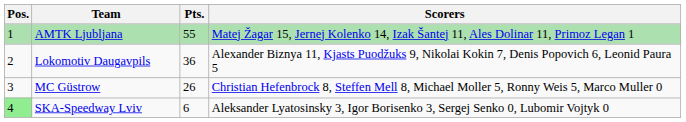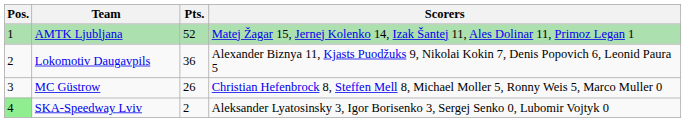(189, 34) 55 -> (189, 34) 52
(186, 107) 6 -> (186, 107) 2
